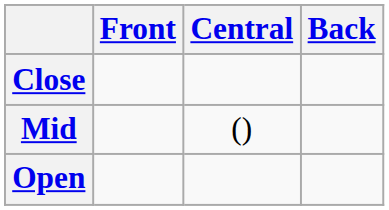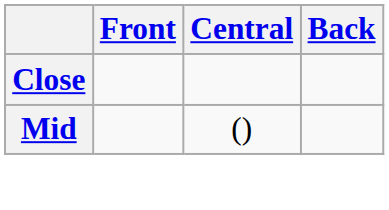- row: (49, 178)
